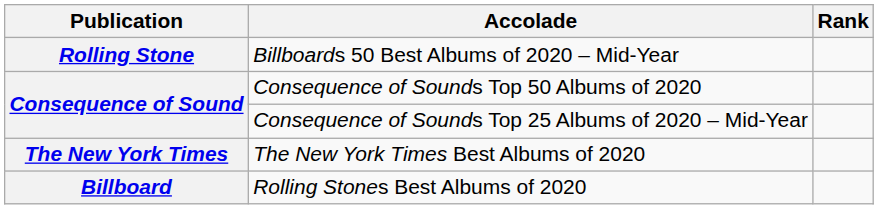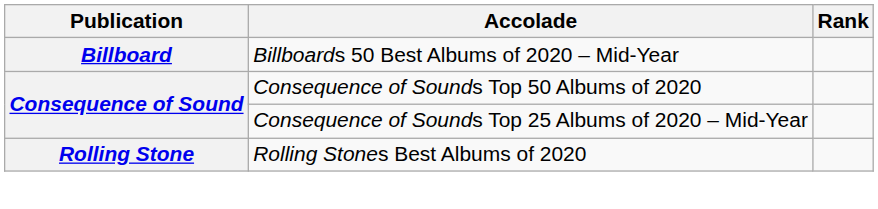(127, 54) Rolling Stone -> (127, 54) Billboard
- row: (449, 154)
(127, 187) Billboard -> (127, 154) Rolling Stone
